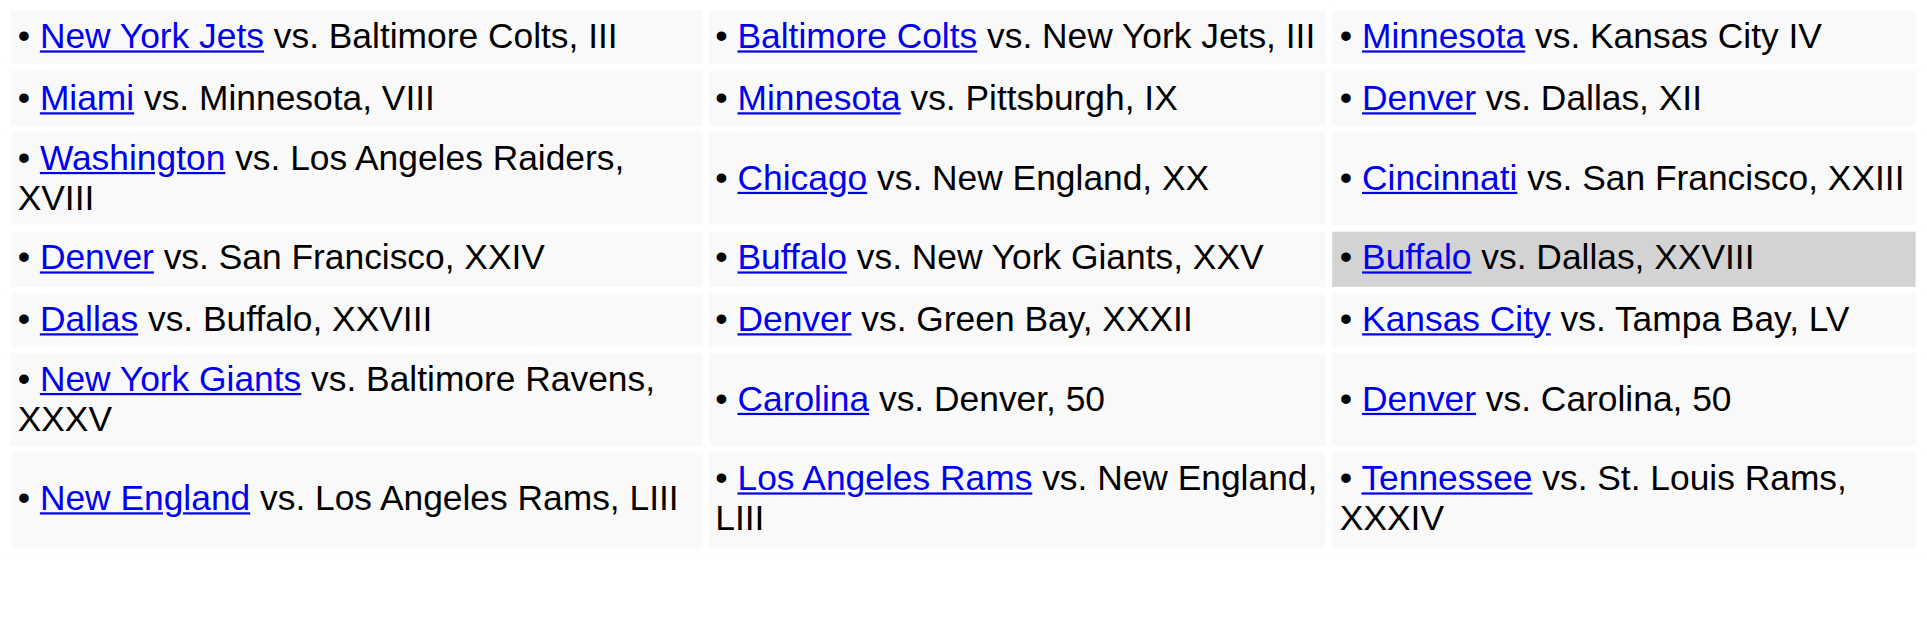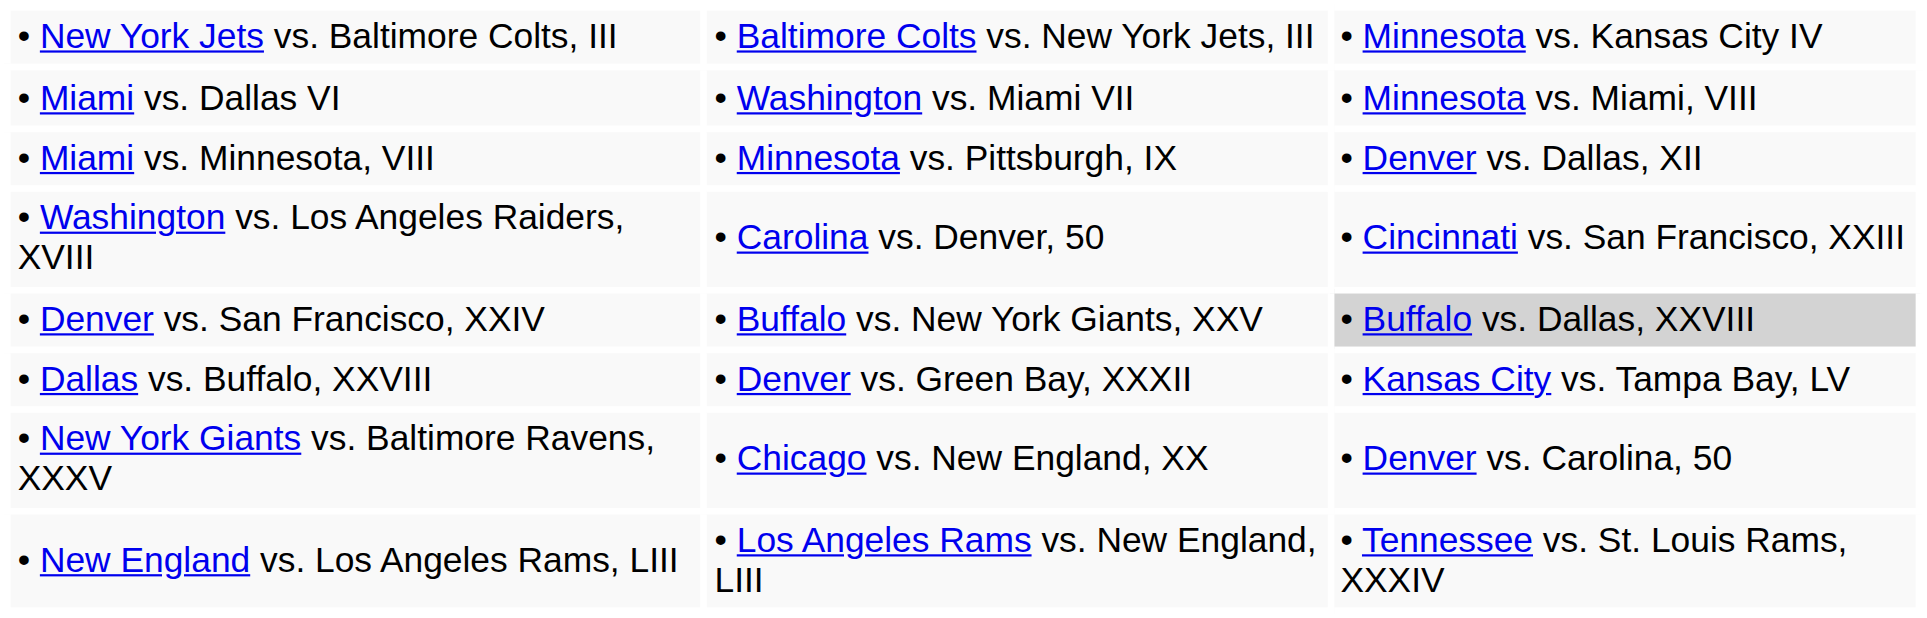+ row: (179, 97)
(962, 177) • Chicago vs. New England, XX -> (909, 238) • Carolina vs. Denver, 50
(910, 399) • Carolina vs. Denver, 50 -> (962, 459) • Chicago vs. New England, XX
